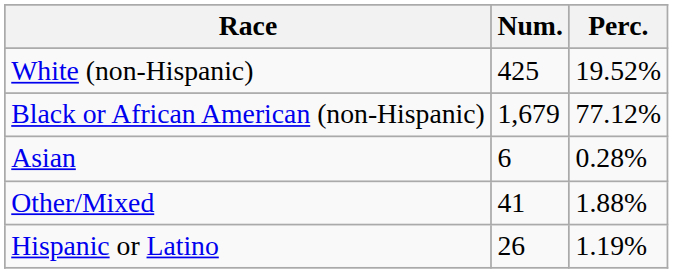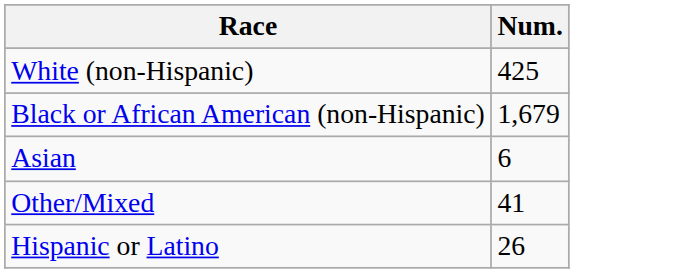- column: (618, 26)
